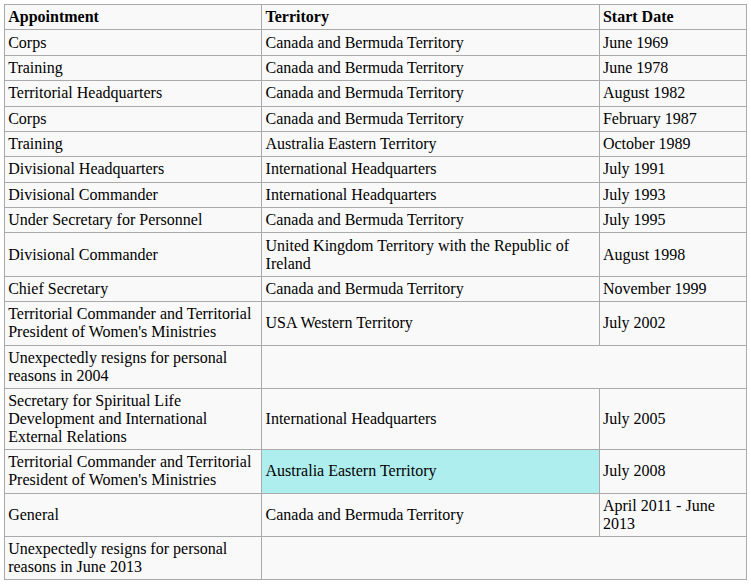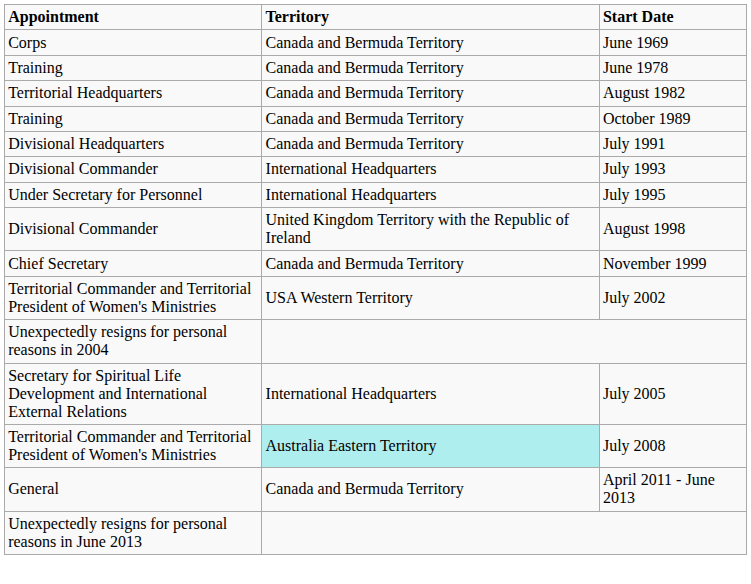- row: (27, 118)
(351, 144) Australia Eastern Territory -> (365, 118) Canada and Bermuda Territory
(351, 169) International Headquarters -> (365, 144) Canada and Bermuda Territory
(365, 220) Canada and Bermuda Territory -> (351, 194) International Headquarters
